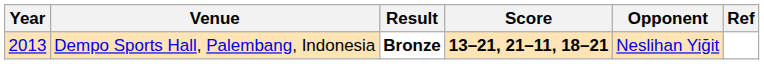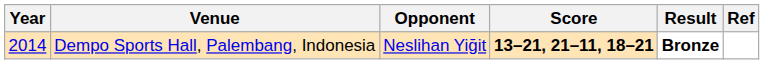columns swapped: (668, 18) <-> (412, 18)
(27, 45) 2013 -> (27, 45) 2014
